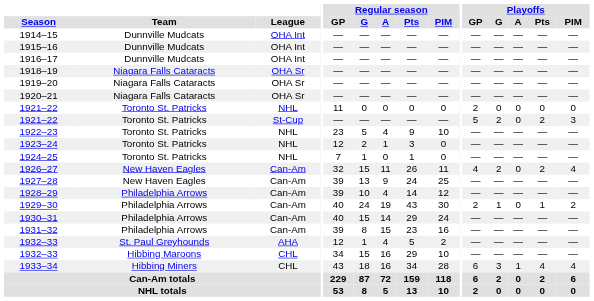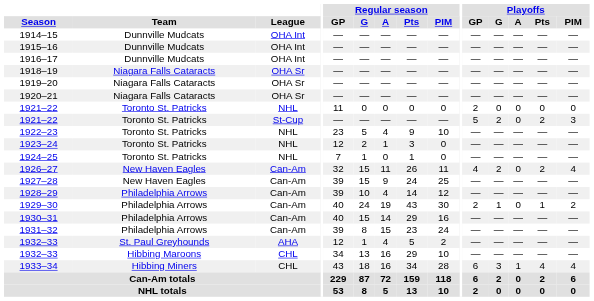(364, 181) 13 -> (364, 181) 15
(443, 217) 24 -> (443, 217) 16
(443, 229) 16 -> (443, 229) 24
(364, 254) 15 -> (364, 254) 13
